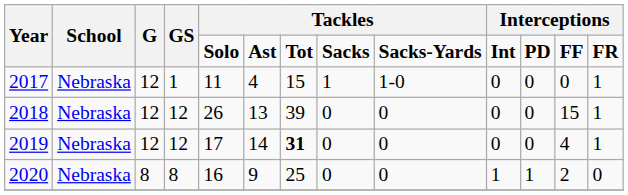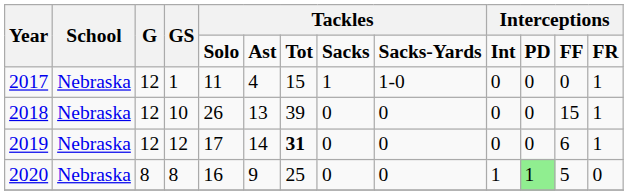(178, 112) 12 -> (178, 112) 10
(565, 143) 4 -> (565, 143) 6
(529, 174) no background -> (529, 174) lightgreen background
(565, 174) 2 -> (565, 174) 5
